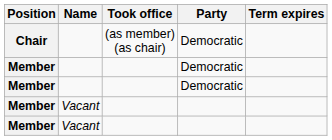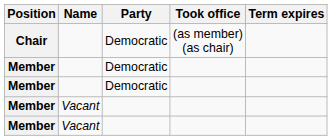columns swapped: (212, 14) <-> (140, 14)
